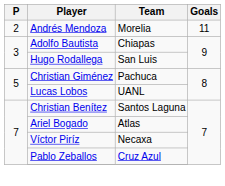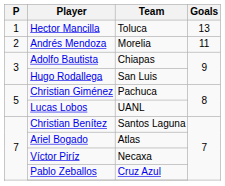+ row: (65, 28)
